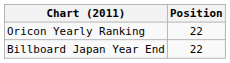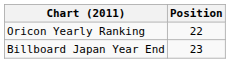(196, 49) 22 -> (196, 49) 23
